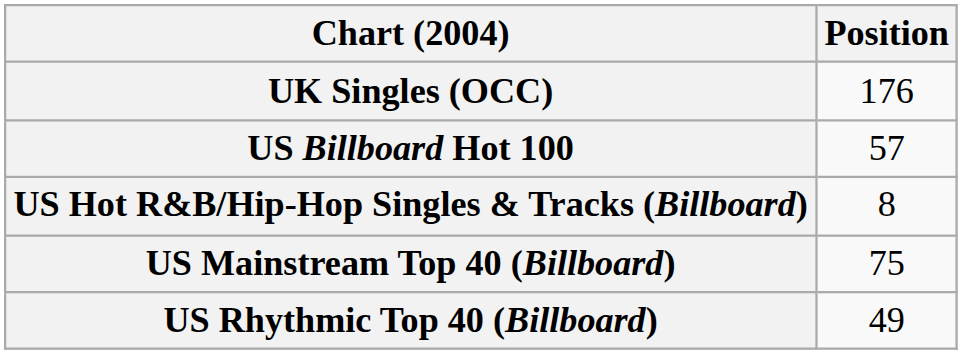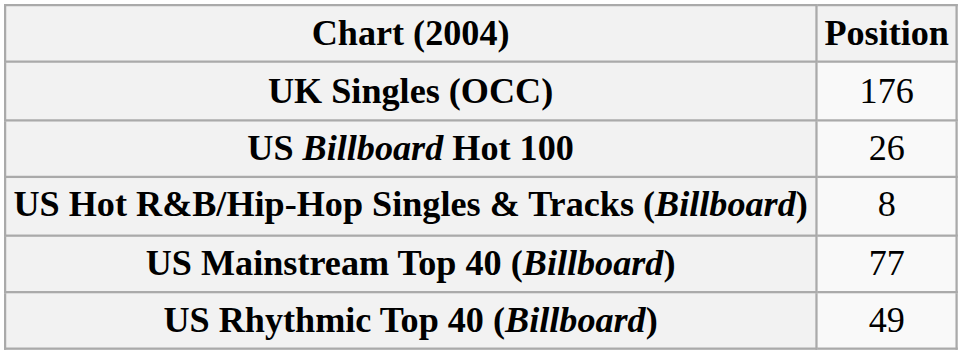(887, 147) 57 -> (887, 147) 26
(887, 262) 75 -> (887, 262) 77
